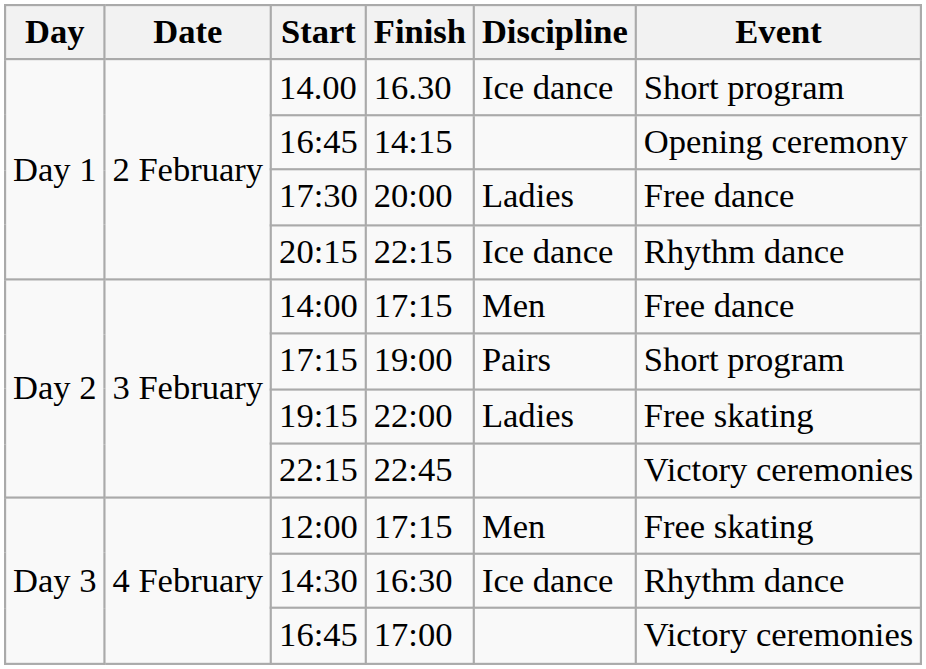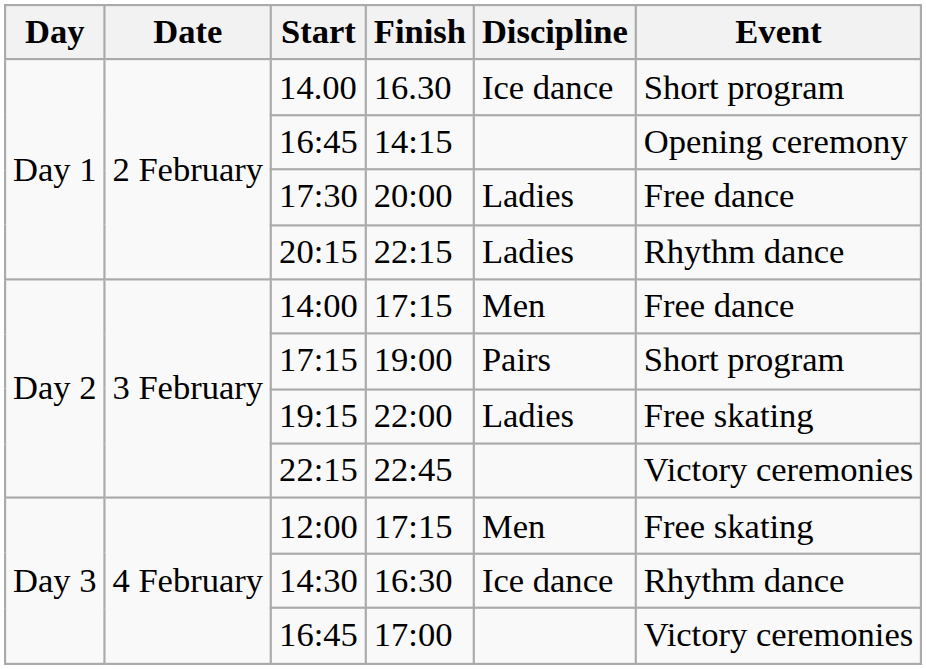(548, 251) Ice dance -> (528, 251) Ladies
